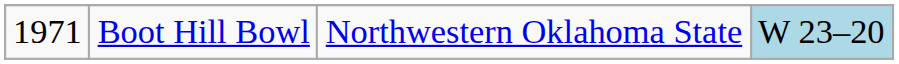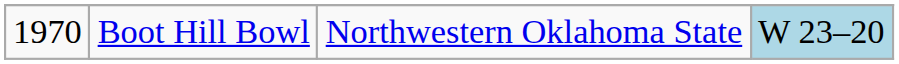(47, 31) 1971 -> (47, 31) 1970
